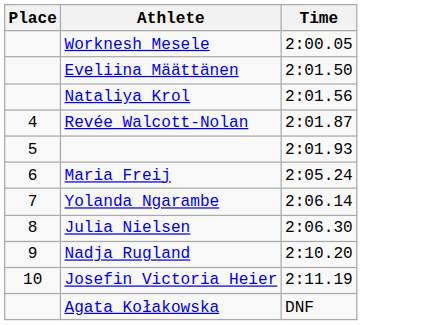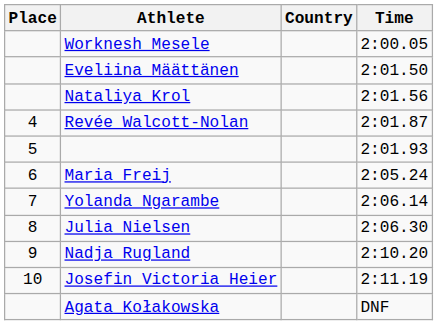+ column: (319, 18)
